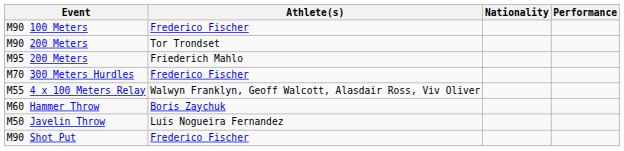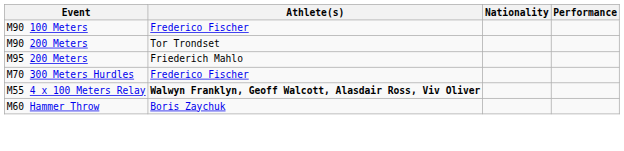(315, 91) normal -> (315, 91) bold
- row: (56, 122)
- row: (41, 138)
